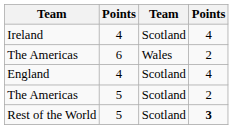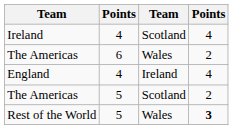(164, 74) Scotland -> (160, 74) Ireland
(164, 114) Scotland -> (157, 114) Wales
